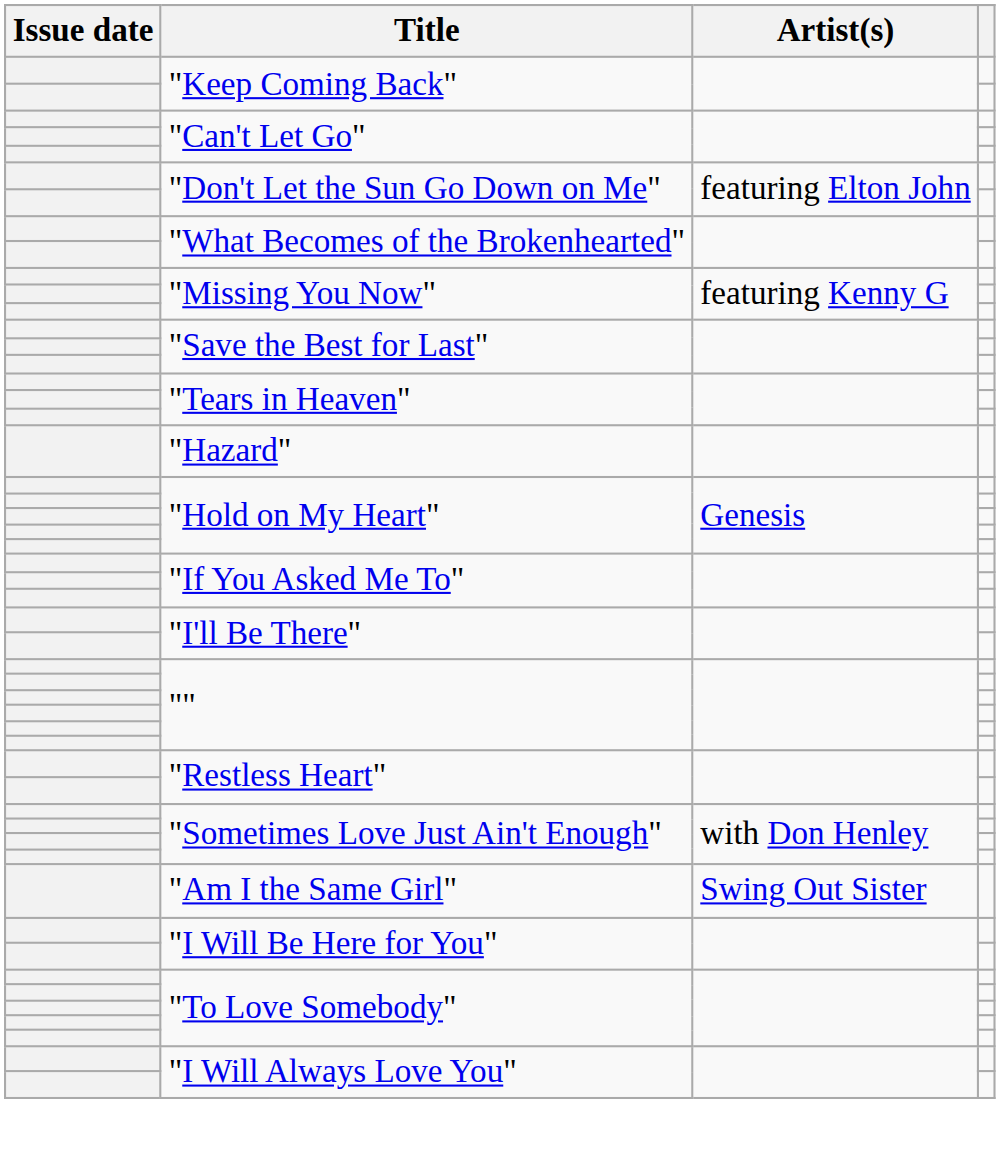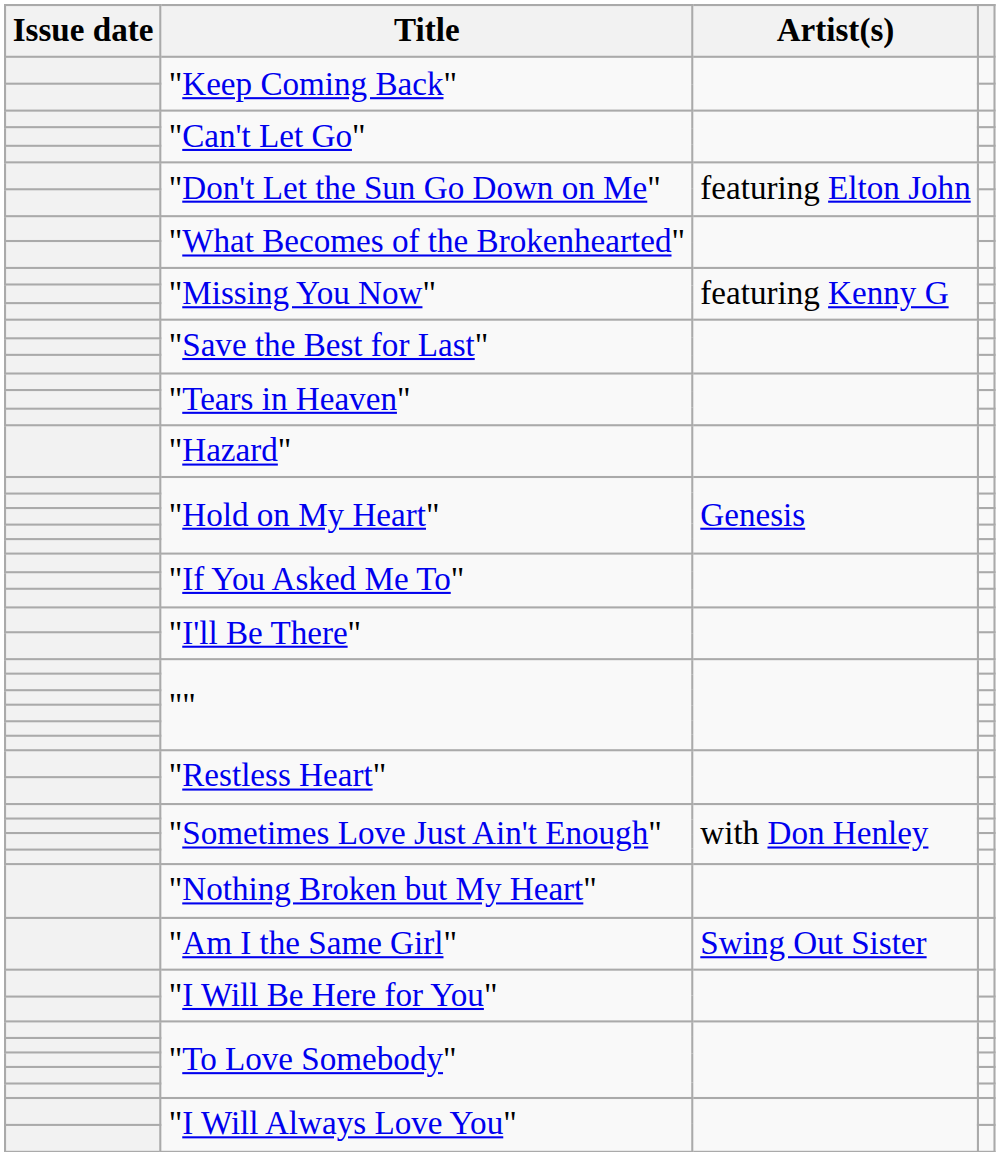+ row: (383, 890)
